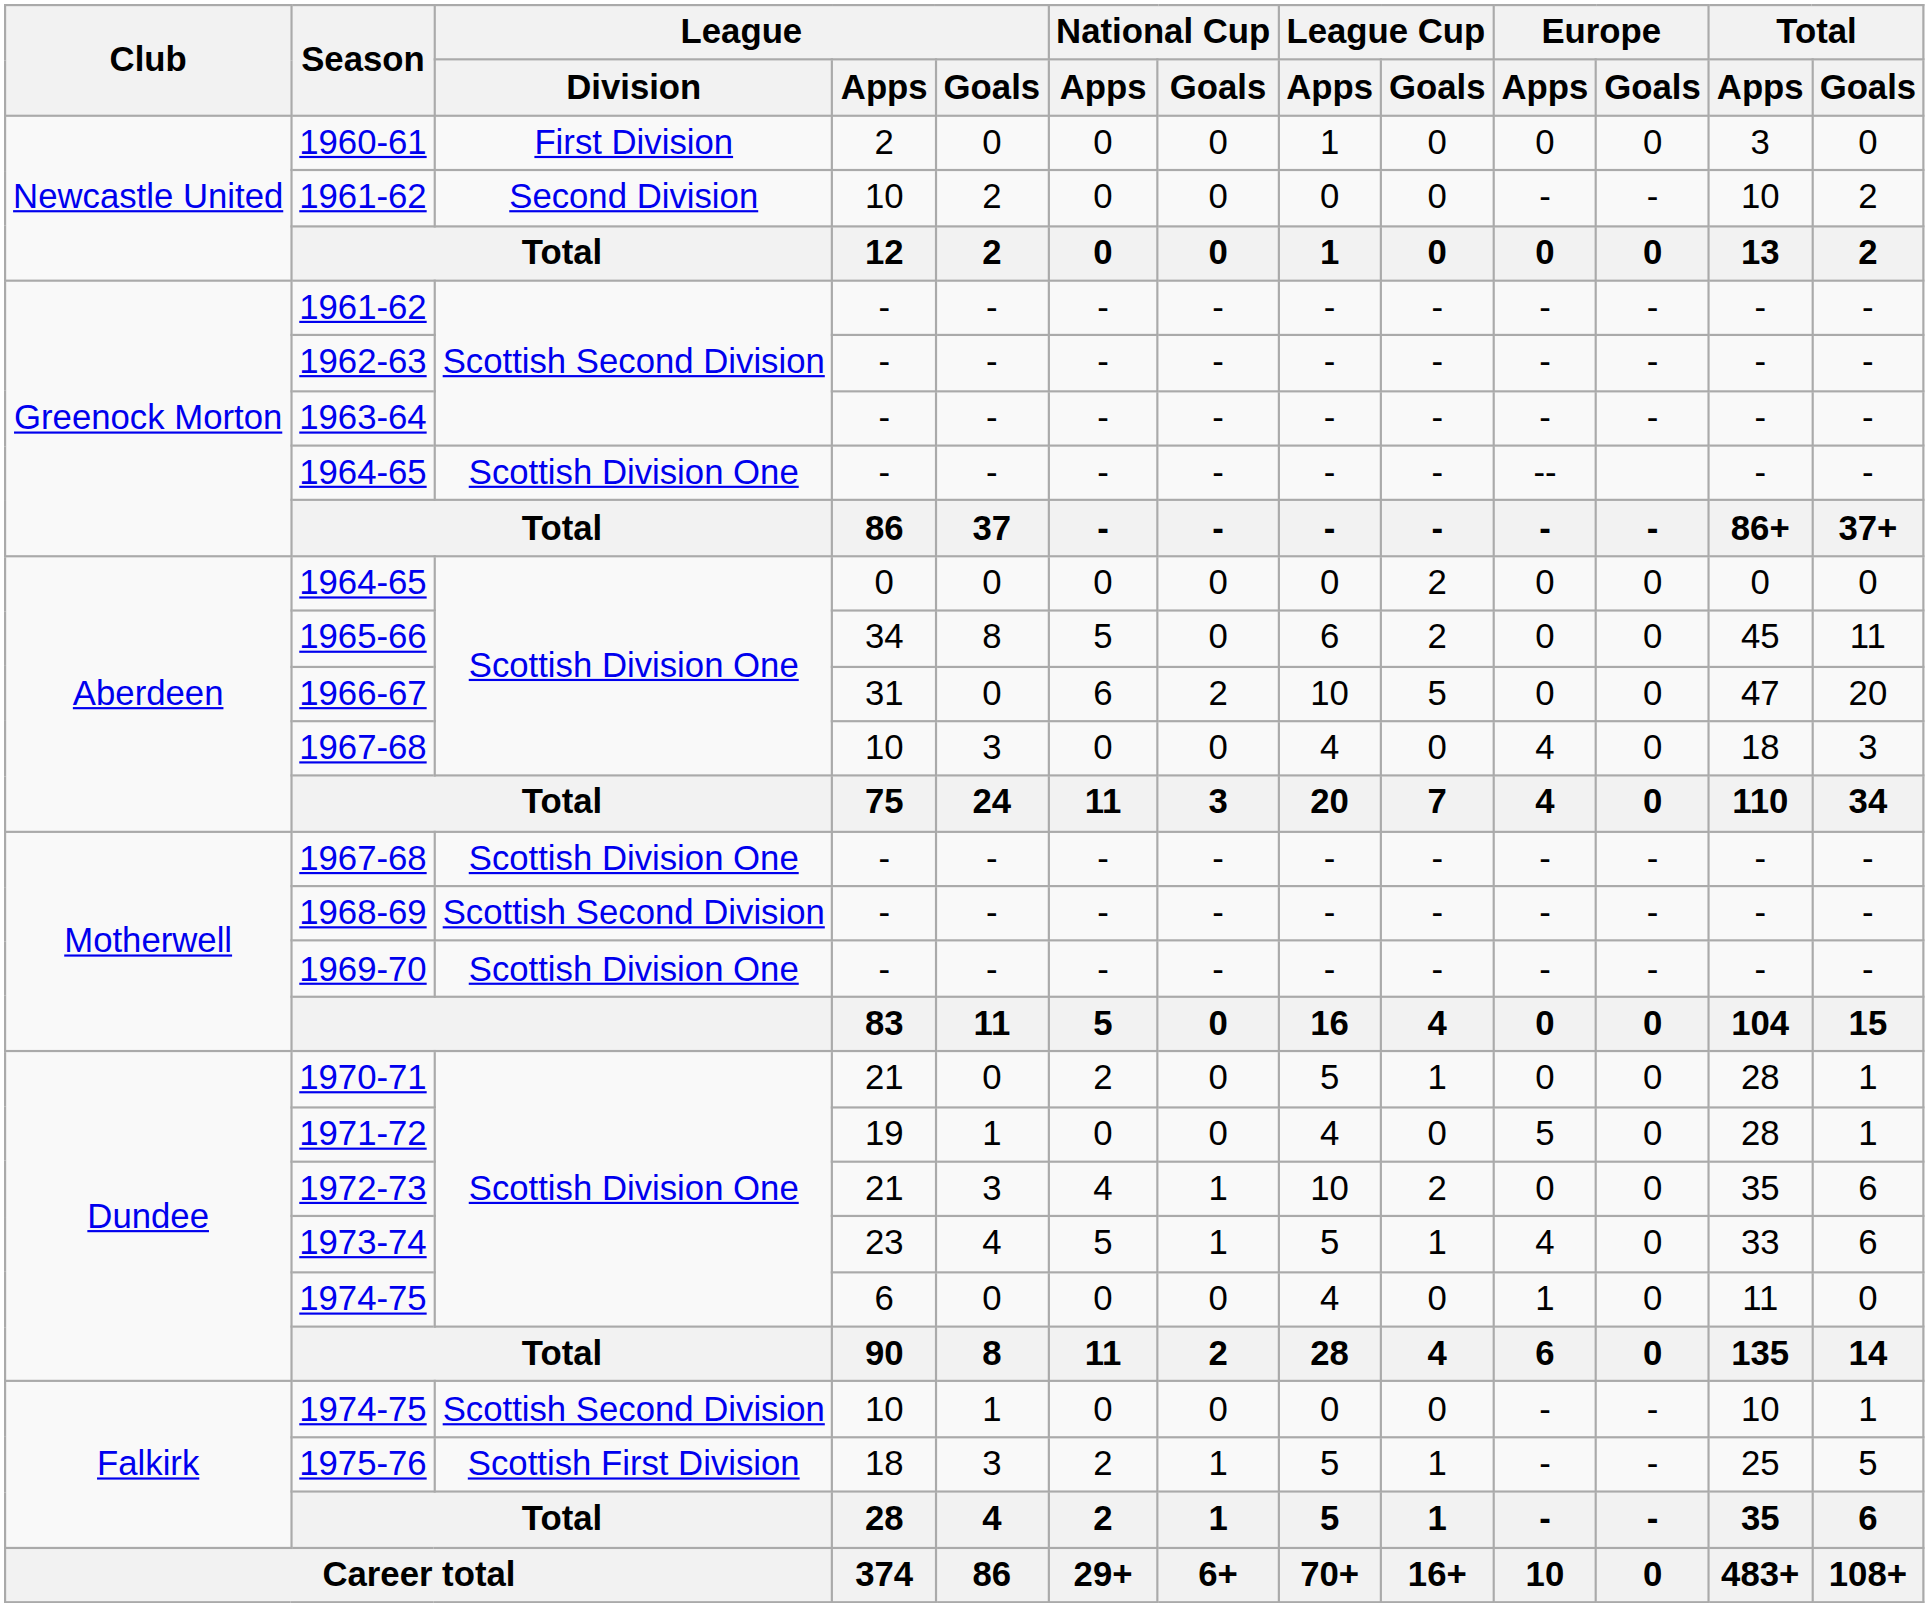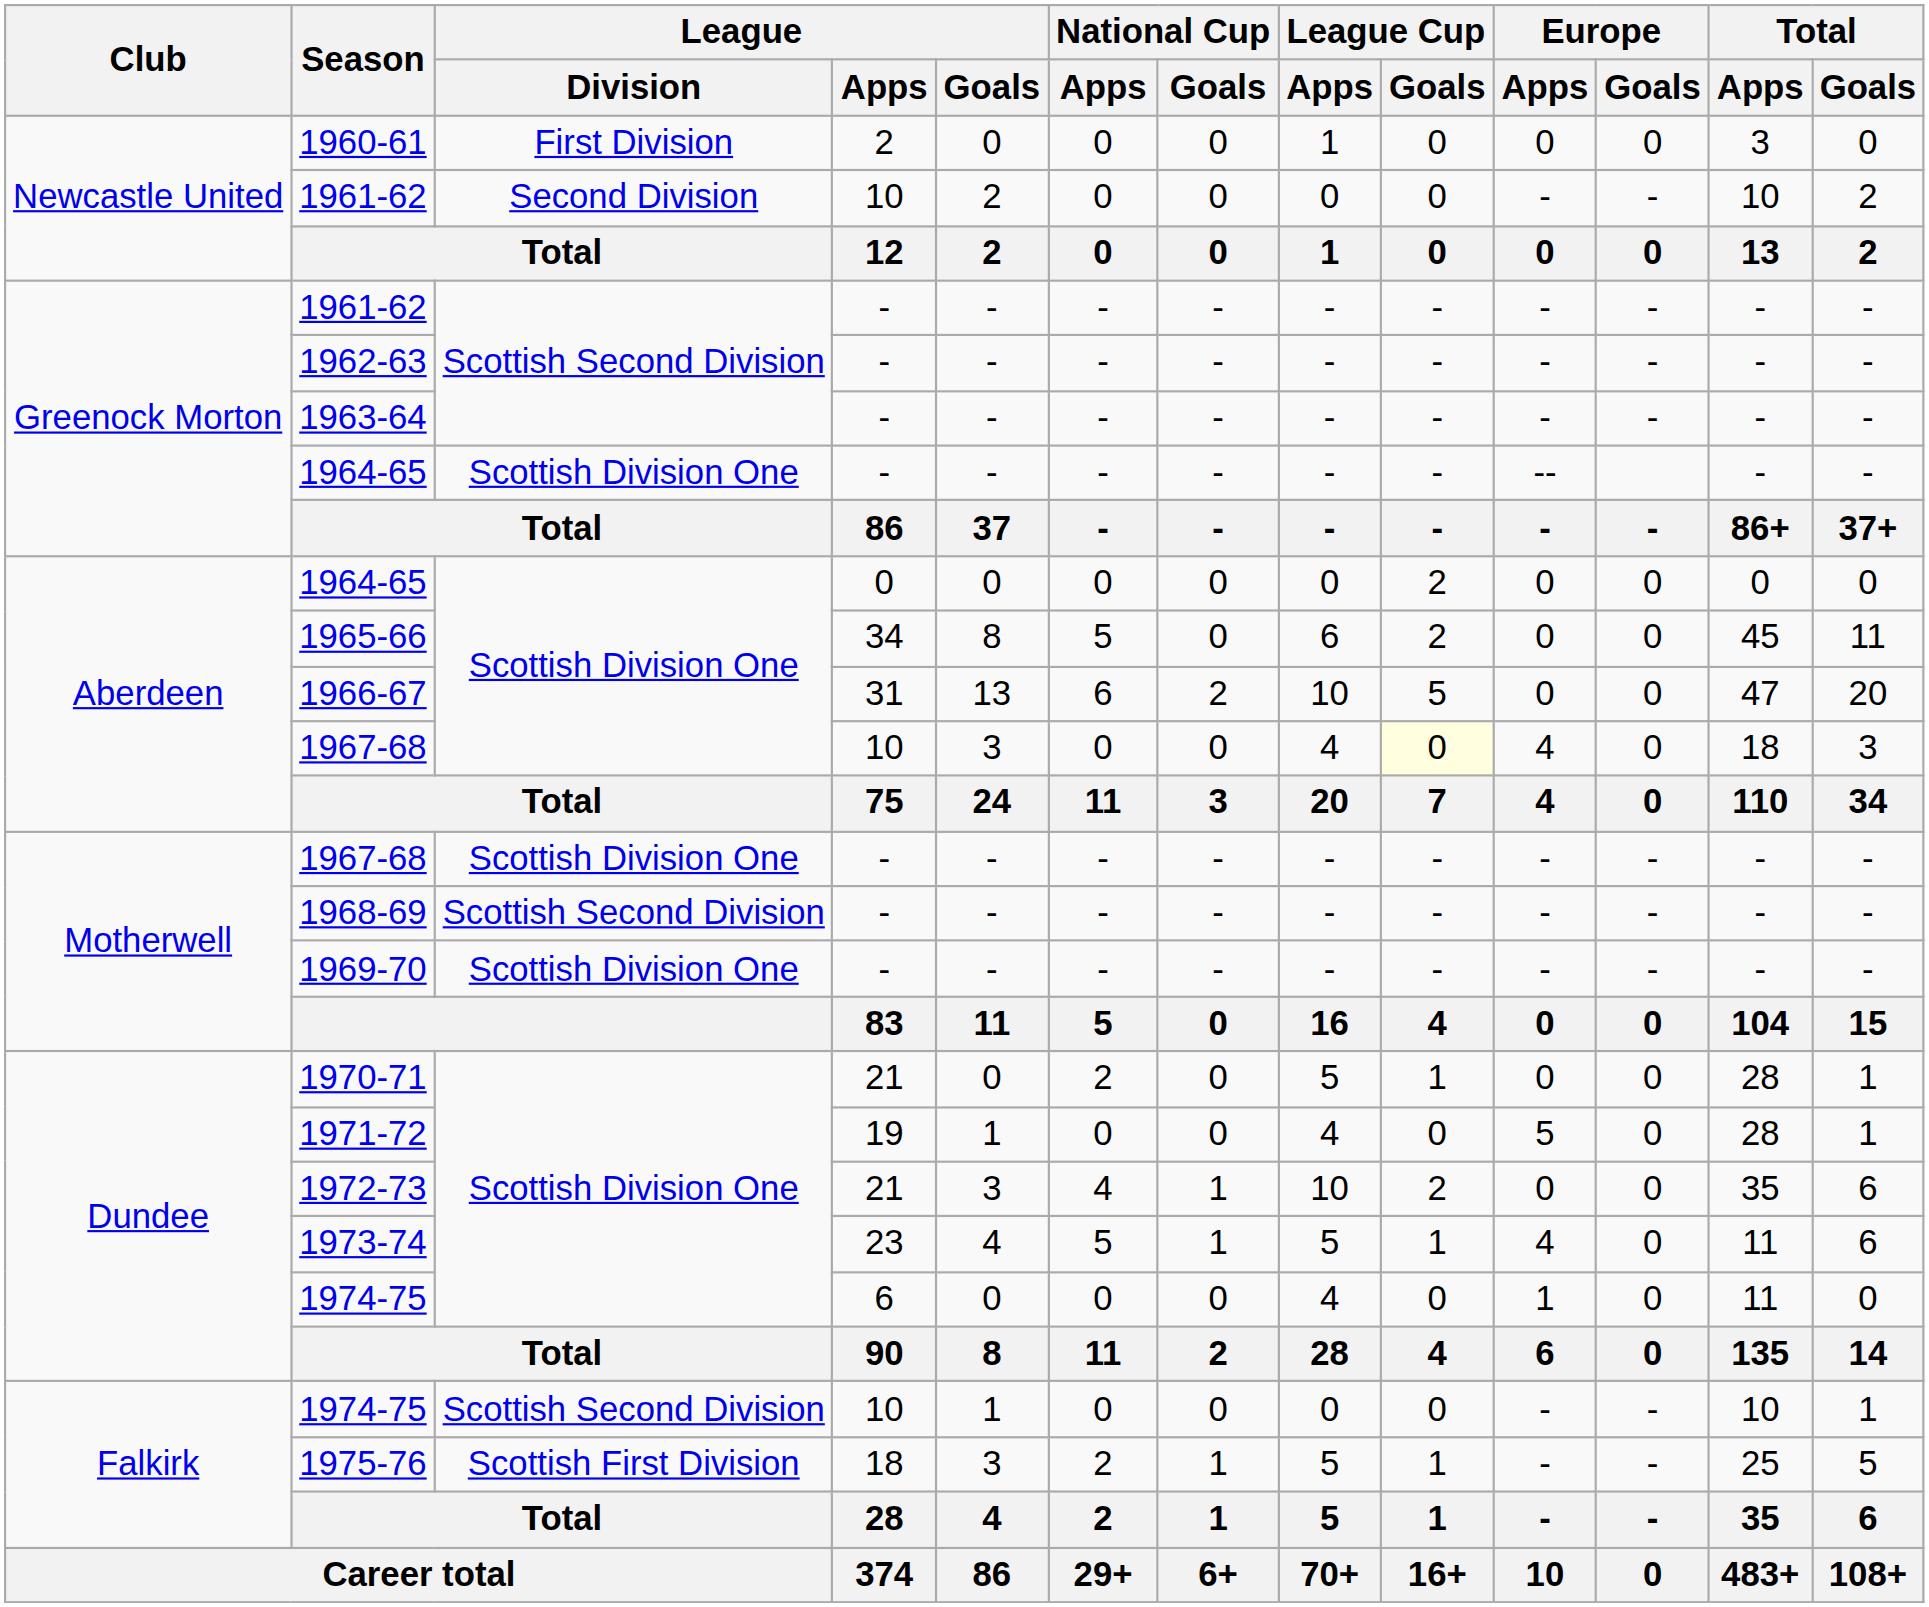(992, 692) 0 -> (992, 692) 13
(1437, 747) no background -> (1437, 747) lightyellow background
(1760, 1243) 33 -> (1760, 1243) 11
